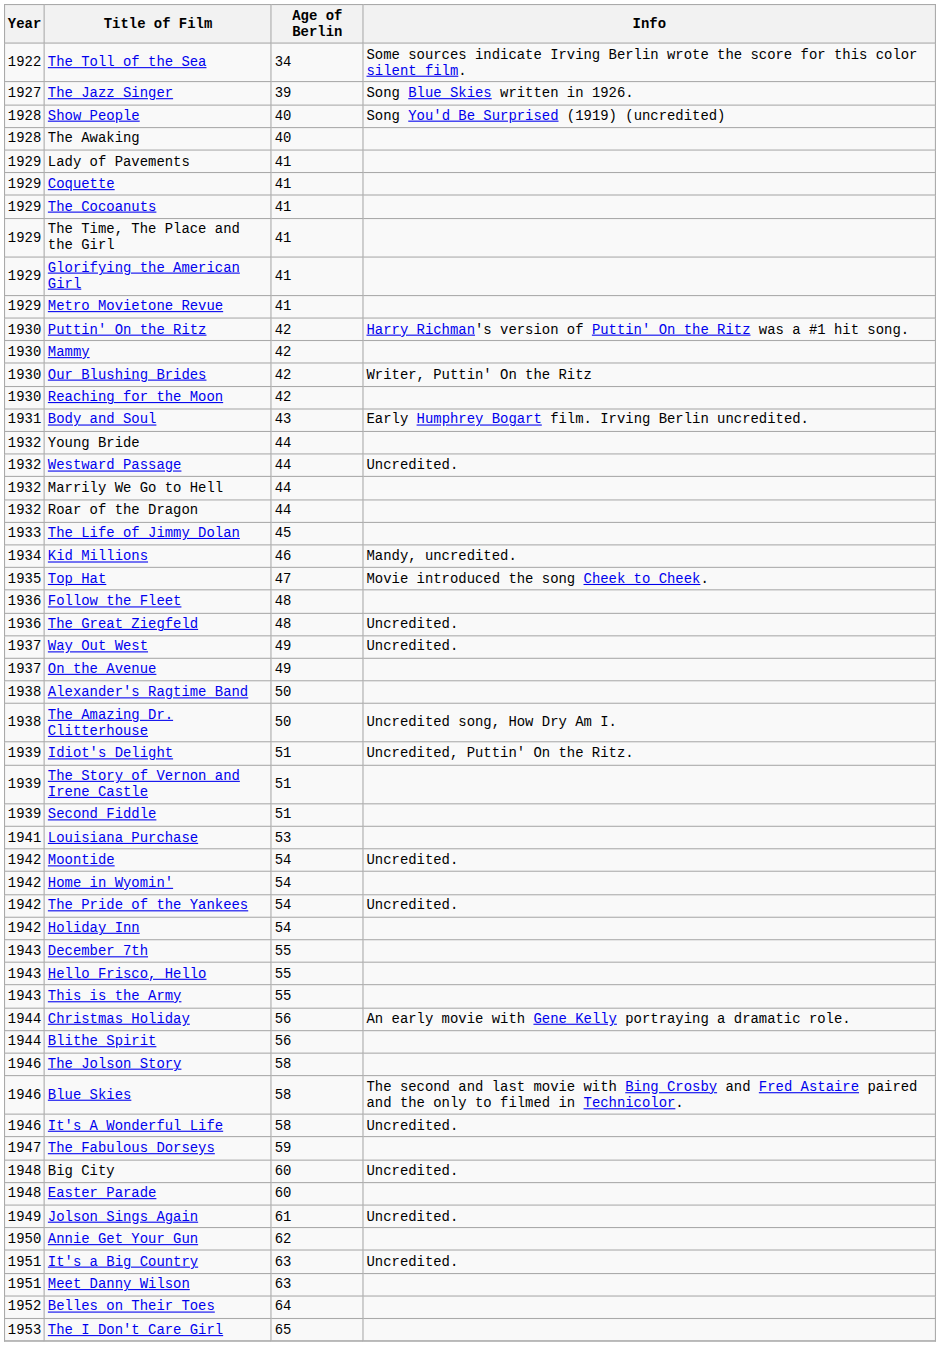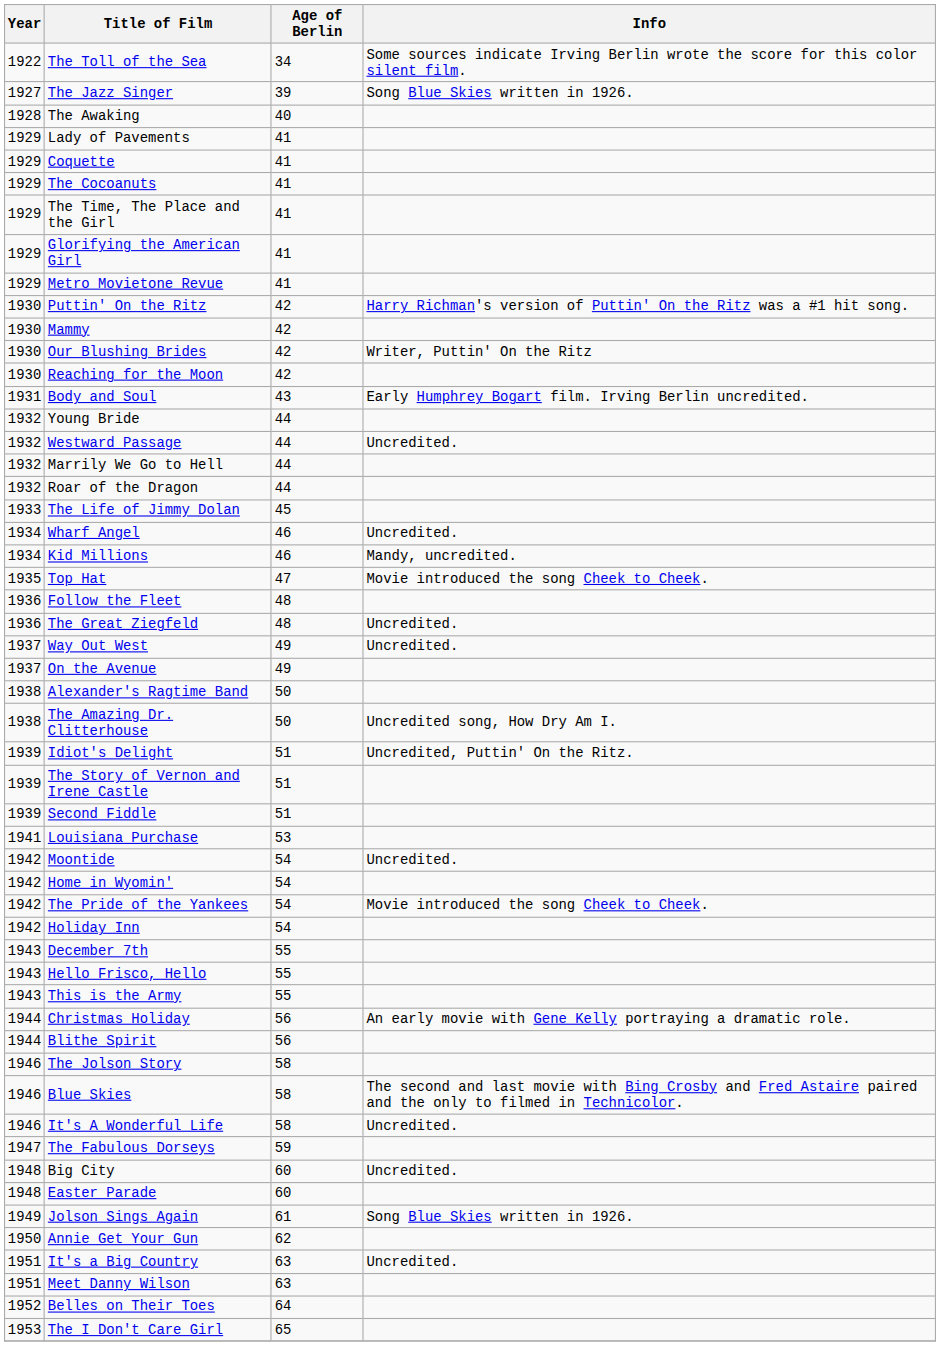- row: (94, 116)
+ row: (94, 533)
(412, 906) Uncredited. -> (538, 906) Movie introduced the song Cheek to Cheek.
(412, 1216) Uncredited. -> (500, 1216) Song Blue Skies written in 1926.
